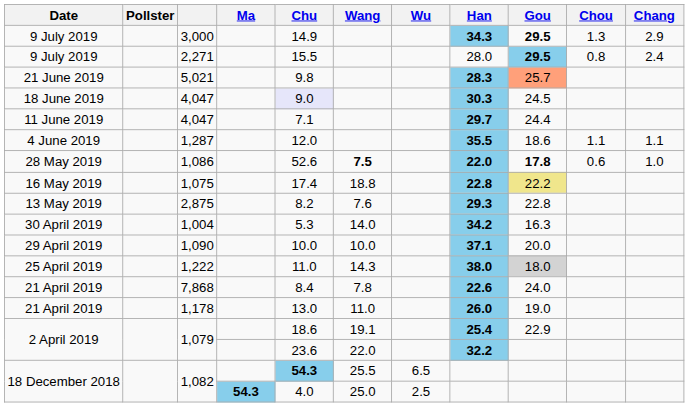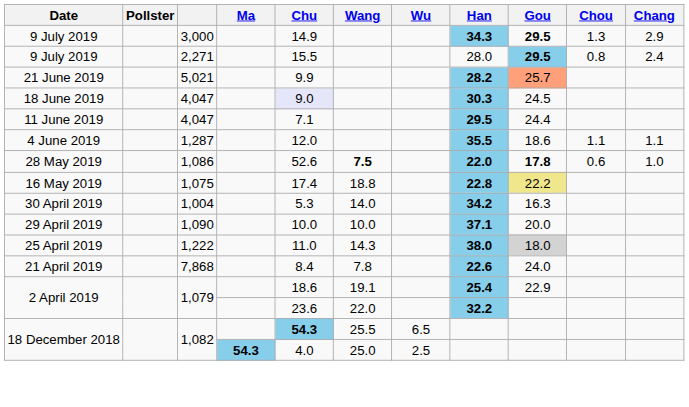(304, 78) 9.8 -> (304, 78) 9.9
(479, 78) 28.3 -> (479, 78) 28.2
(479, 120) 29.7 -> (479, 120) 29.5
- row: (64, 203)
- row: (64, 308)
